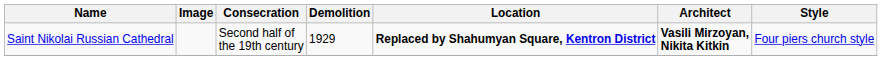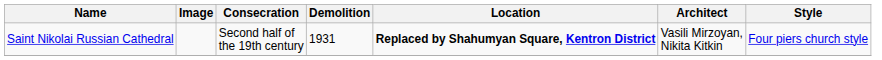(322, 39) 1929 -> (322, 39) 1931
(705, 39) bold -> (702, 39) normal
